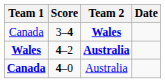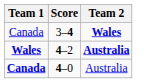- column: (146, 13)
